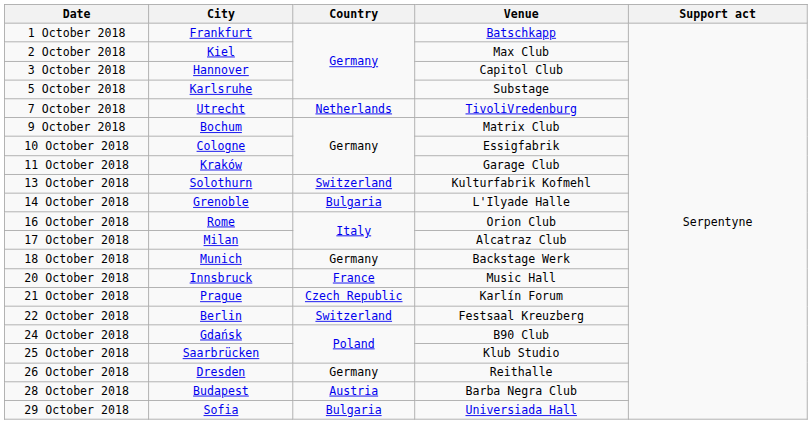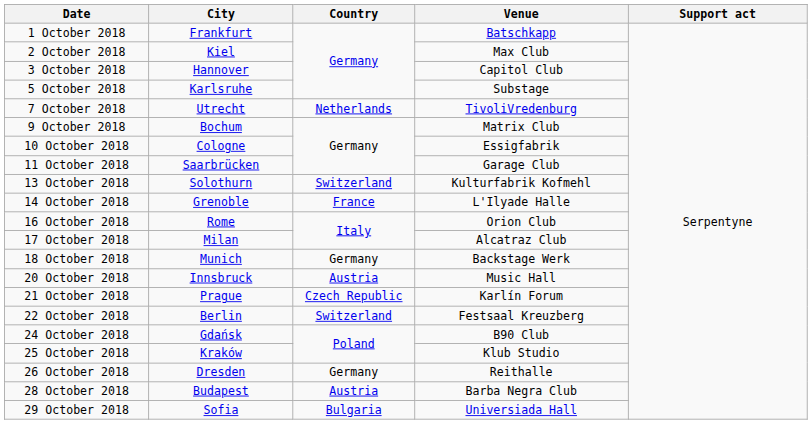(221, 165) Kraków -> (221, 165) Saarbrücken
(354, 202) Bulgaria -> (354, 202) France
(354, 278) France -> (354, 278) Austria
(221, 353) Saarbrücken -> (221, 353) Kraków
